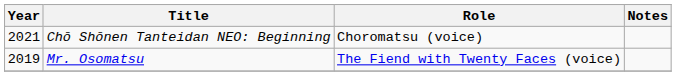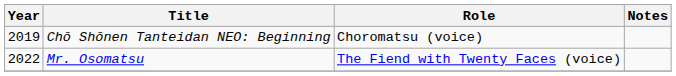(24, 38) 2021 -> (24, 38) 2019
(24, 60) 2019 -> (24, 60) 2022
